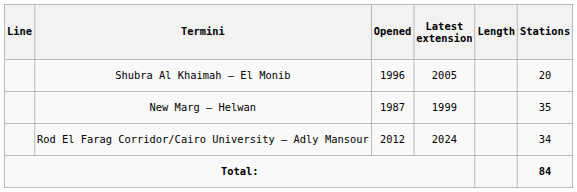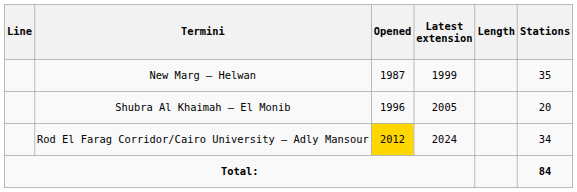rows swapped: (203, 107) <-> (203, 75)
(392, 139) no background -> (392, 139) gold background
